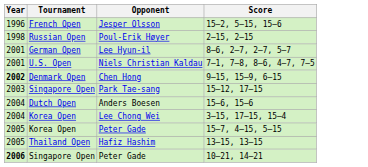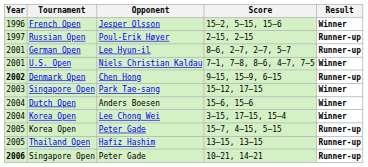+ column: (340, 11)
(16, 37) 1998 -> (16, 37) 1997
